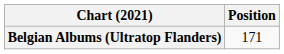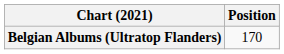(252, 37) 171 -> (252, 37) 170
